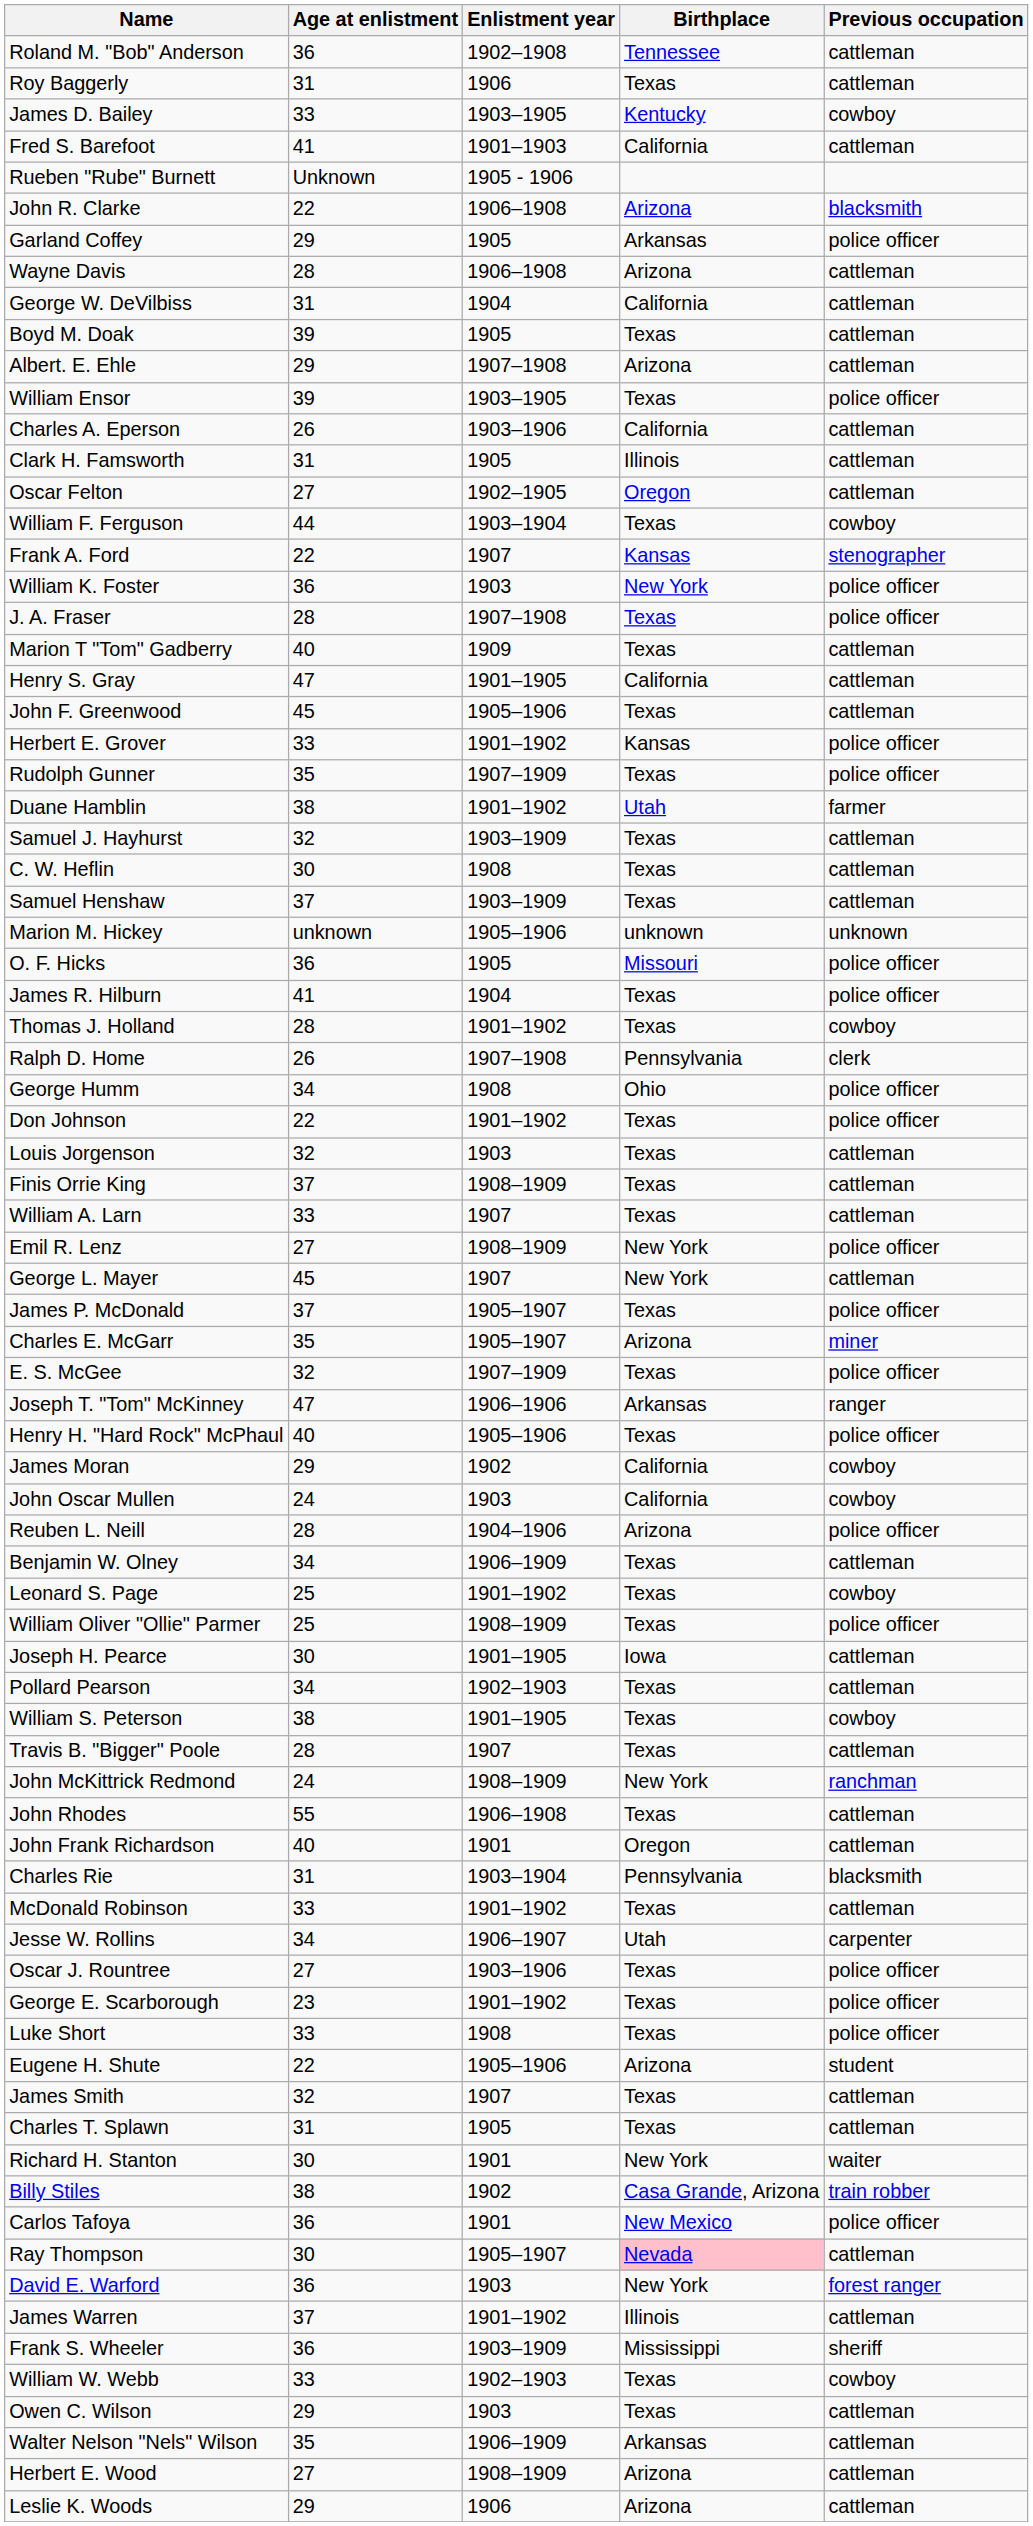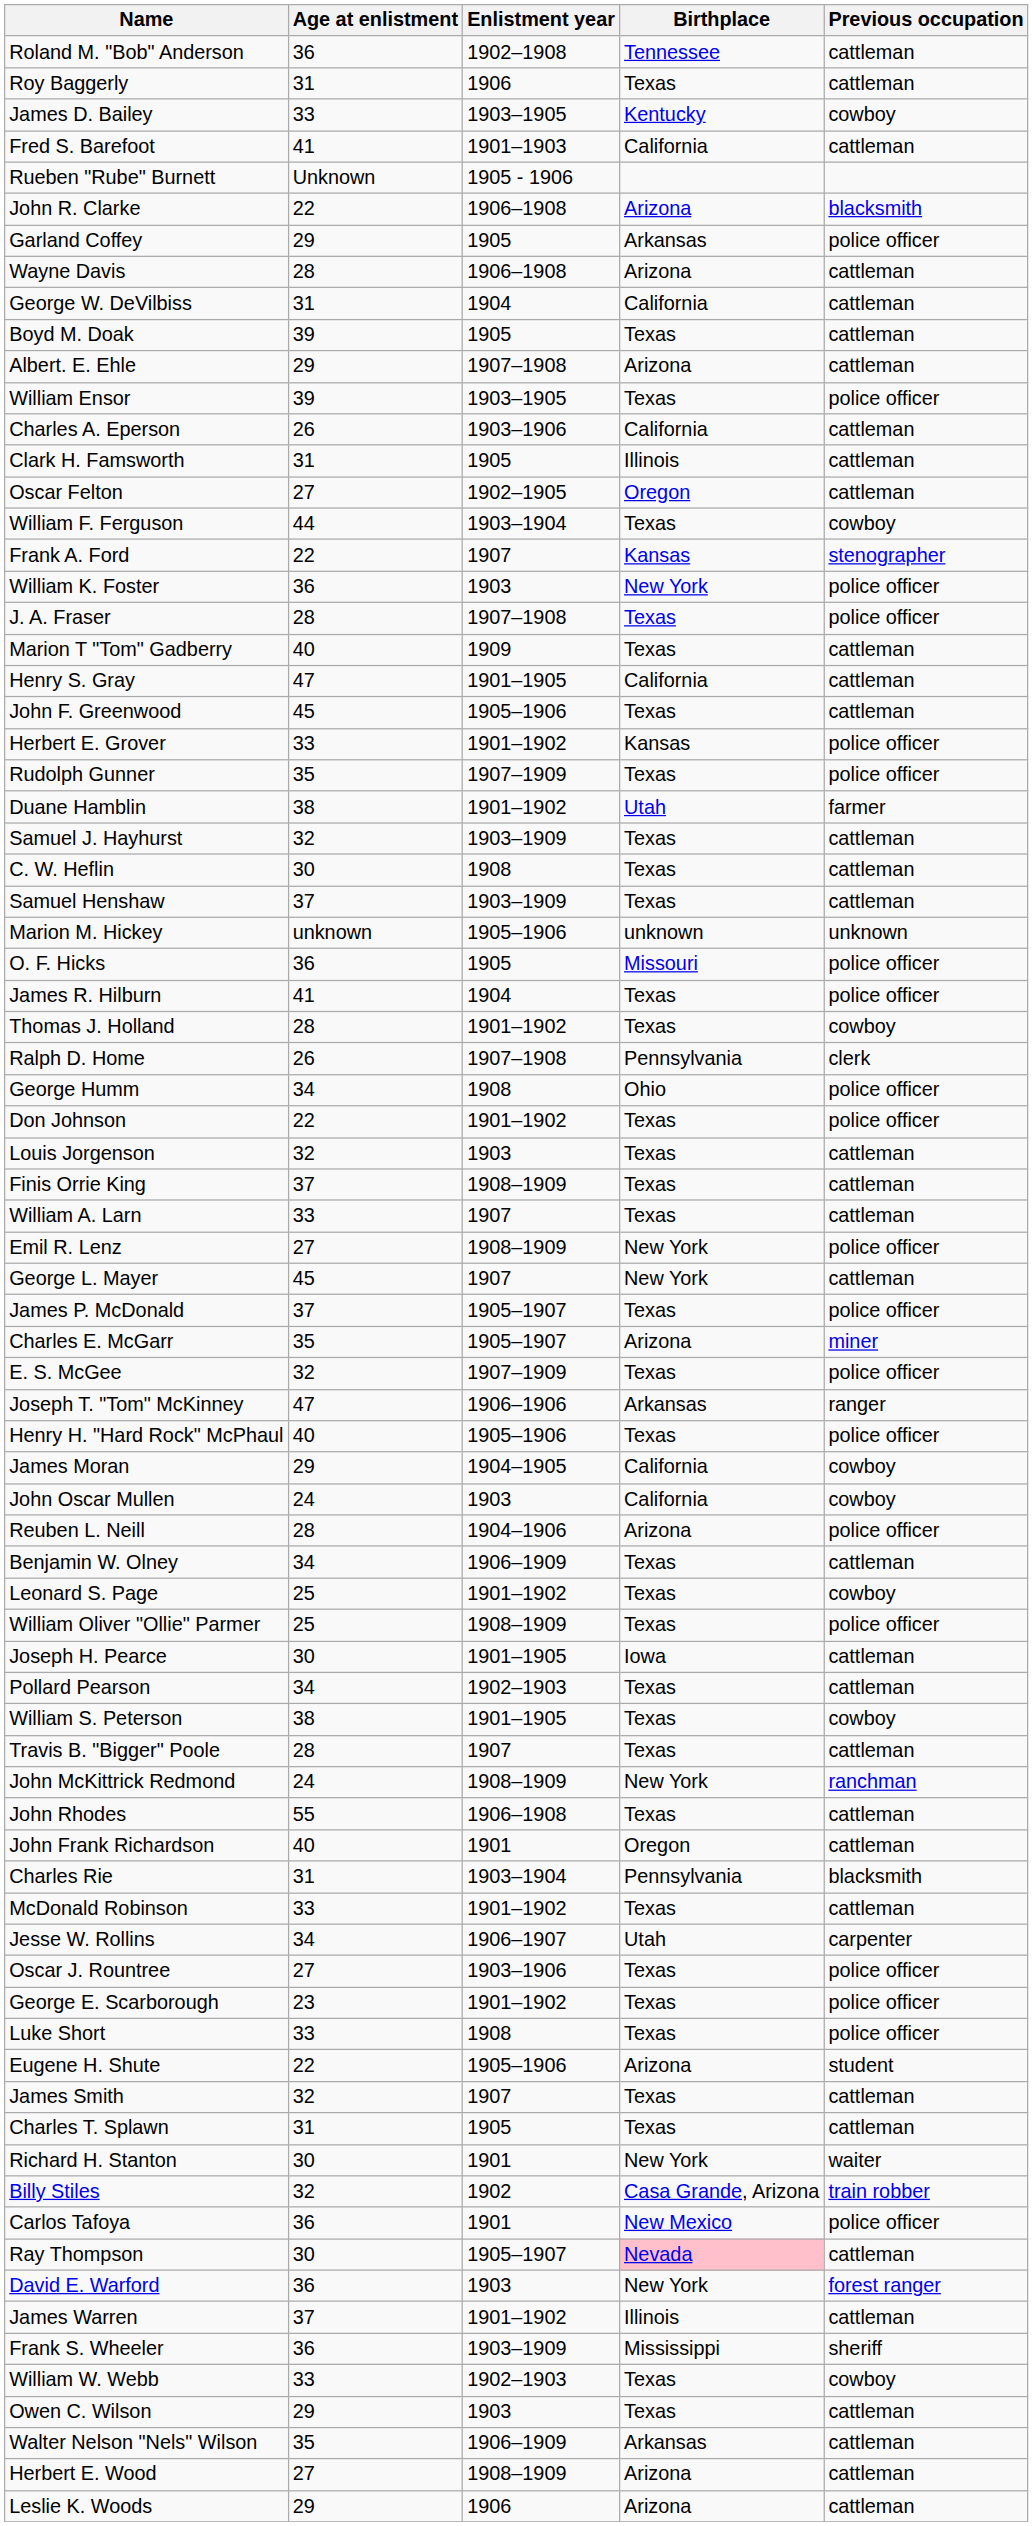(489, 1467) 1902 -> (517, 1467) 1904–1905
(304, 2191) 38 -> (304, 2191) 32
